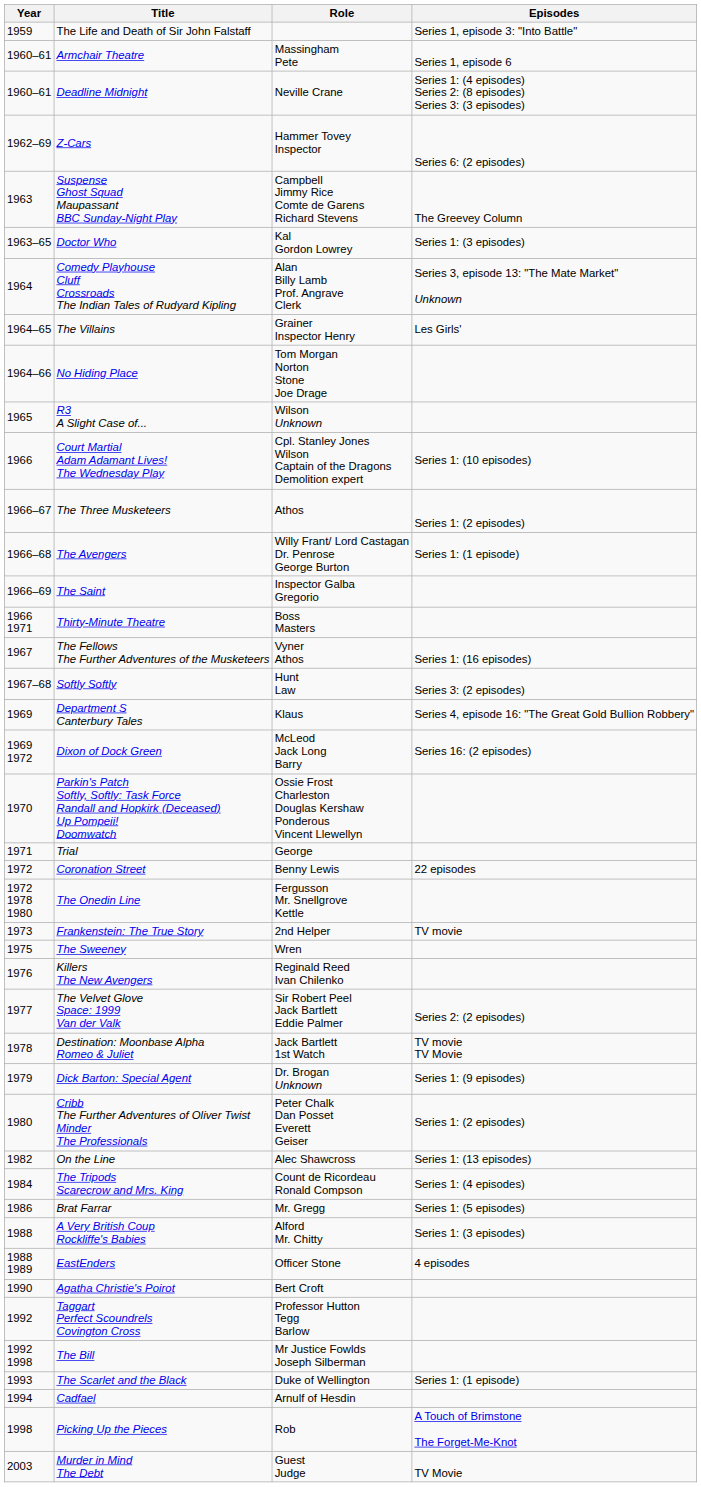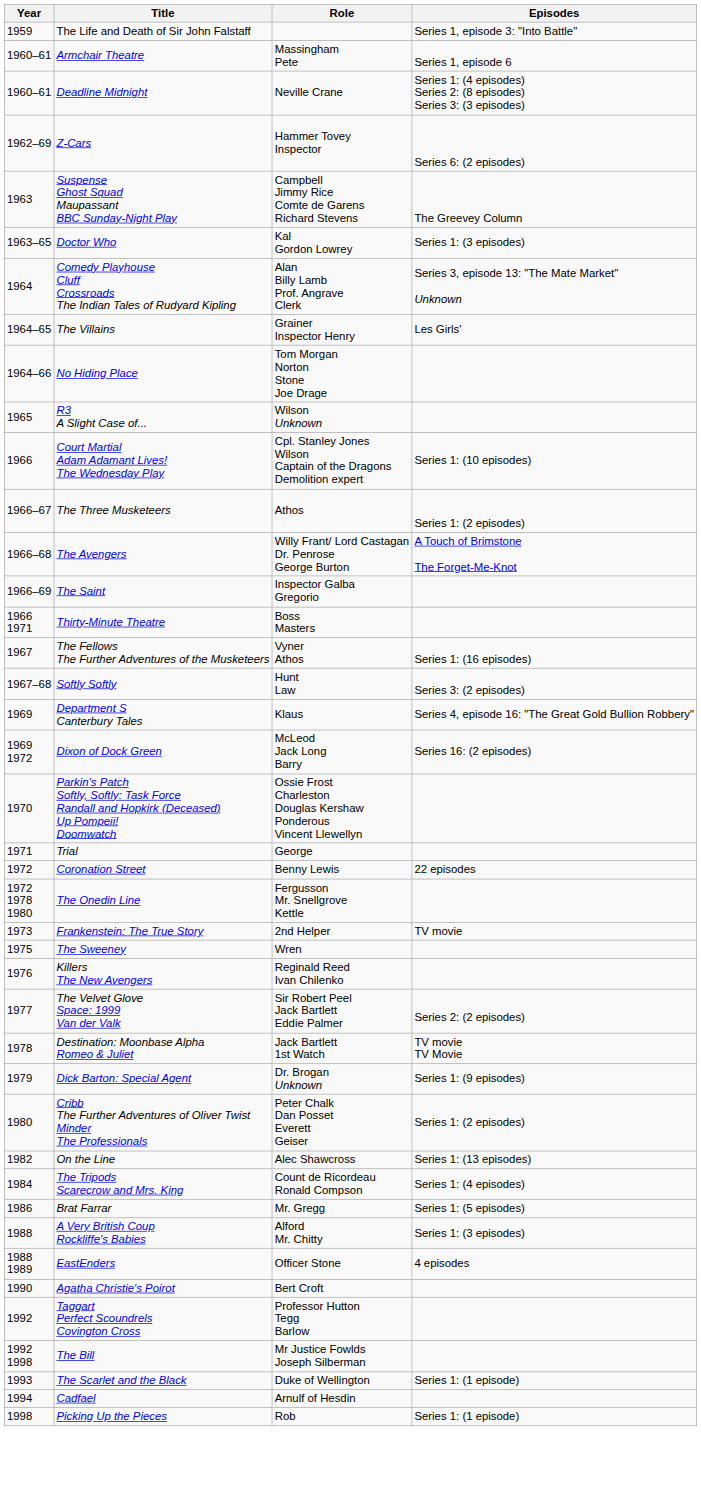(467, 554) Series 1: (1 episode) -> (468, 554) A Touch of Brimstone The Forget-Me-Knot
(468, 1429) A Touch of Brimstone The Forget-Me-Knot -> (467, 1416) Series 1: (1 episode)
- row: (94, 1466)
